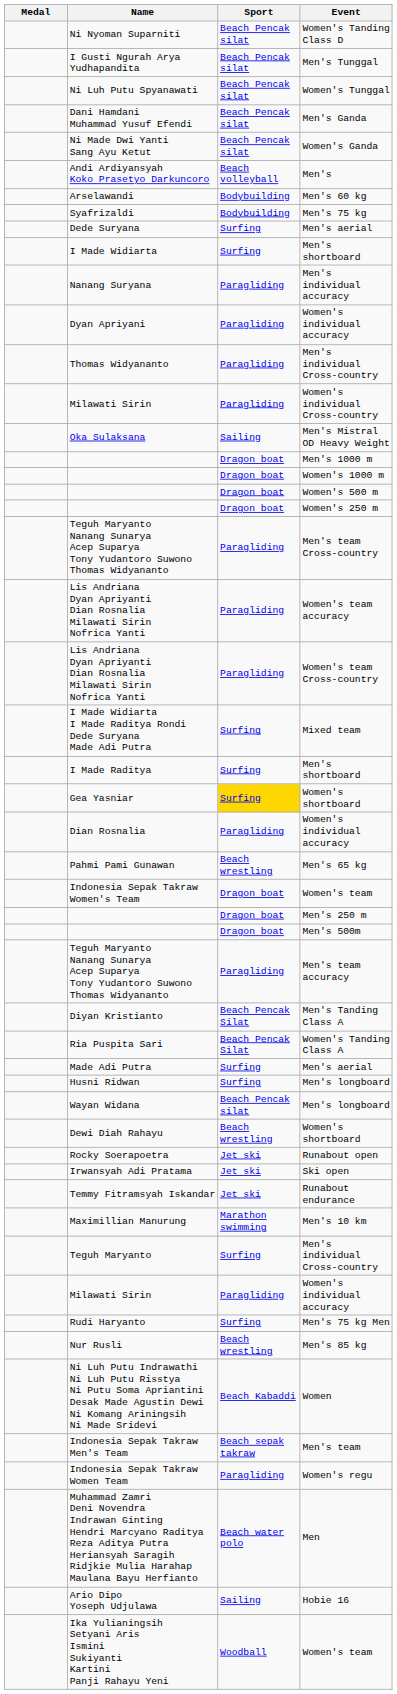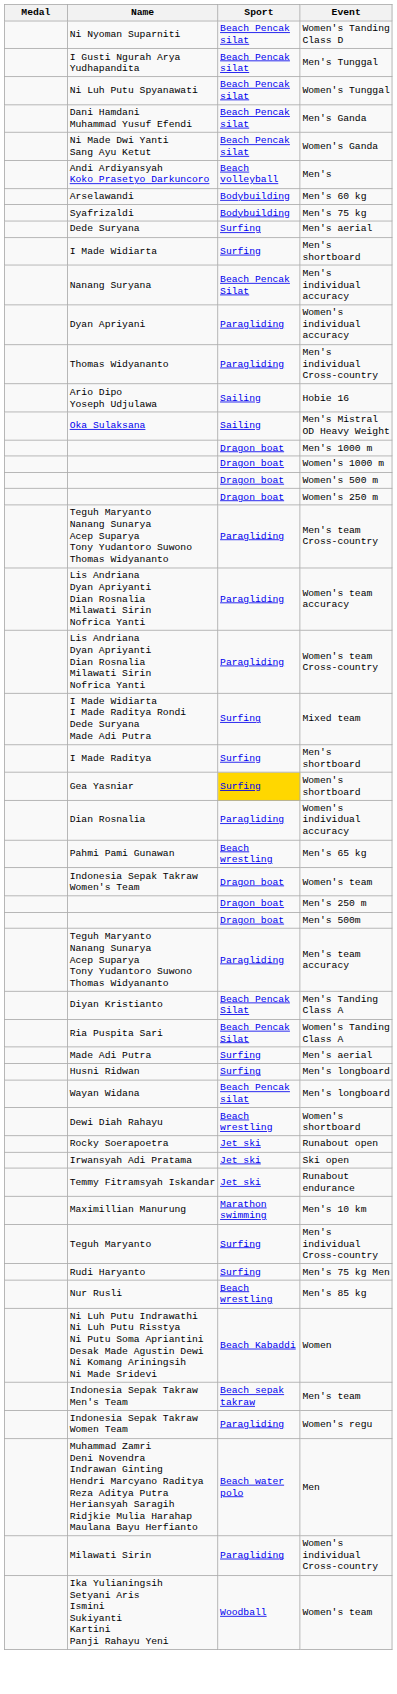(252, 285) Paragliding -> (255, 285) Beach Pencak Silat
rows swapped: (110, 403) <-> (113, 1601)
- row: (110, 1295)
